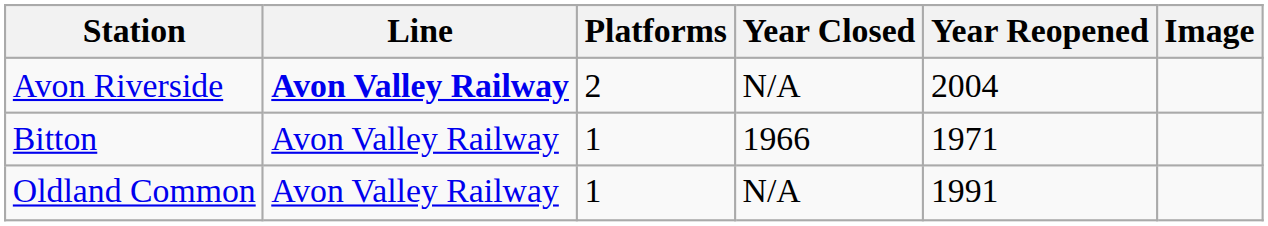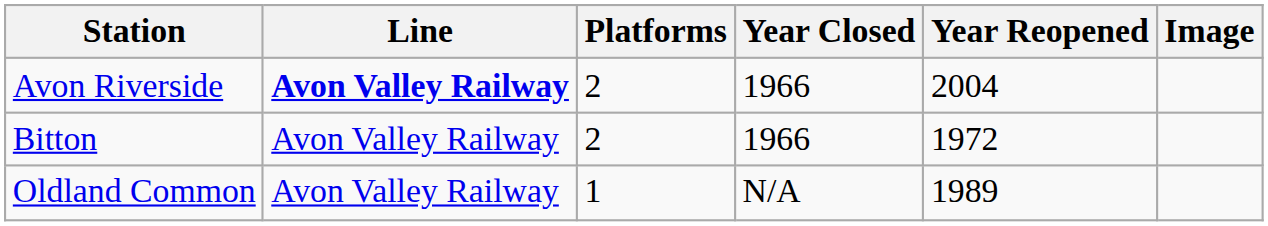(772, 84) N/A -> (776, 84) 1966
(593, 138) 1 -> (593, 138) 2
(965, 138) 1971 -> (965, 138) 1972
(965, 191) 1991 -> (965, 191) 1989
